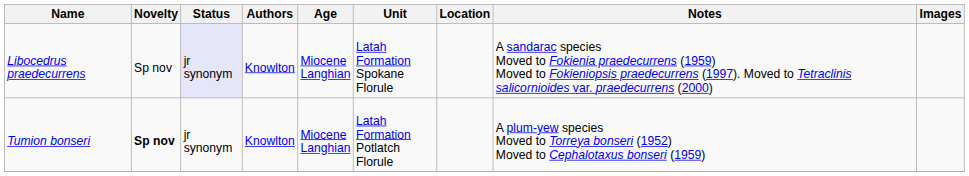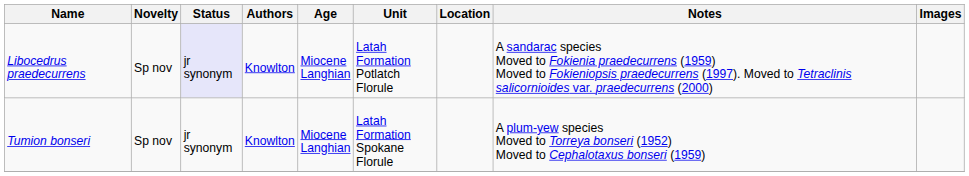(383, 67) Latah Formation Spokane Florule -> (383, 67) Latah Formation Potlatch Florule
(154, 141) bold -> (153, 141) normal
(383, 141) Latah Formation Potlatch Florule -> (383, 141) Latah Formation Spokane Florule
